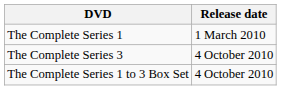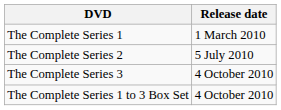+ row: (65, 54)
